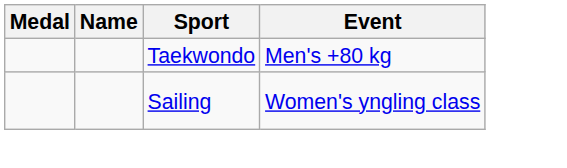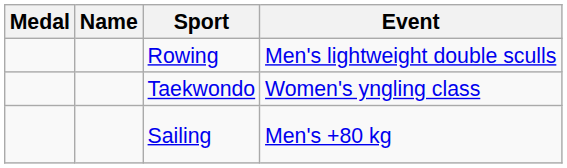+ row: (183, 55)
(328, 55) Men's +80 kg -> (373, 89) Women's yngling class
(373, 101) Women's yngling class -> (328, 135) Men's +80 kg
